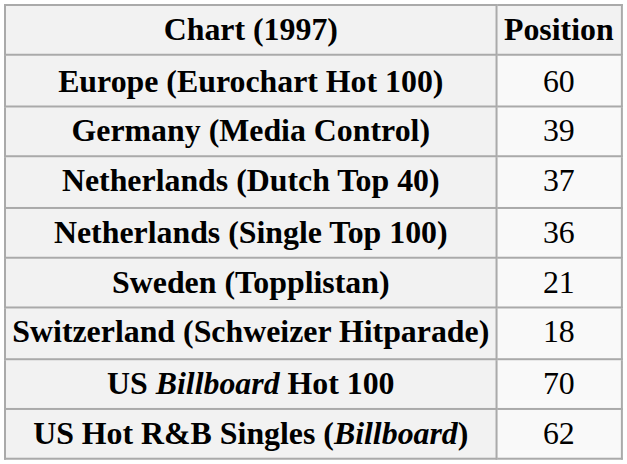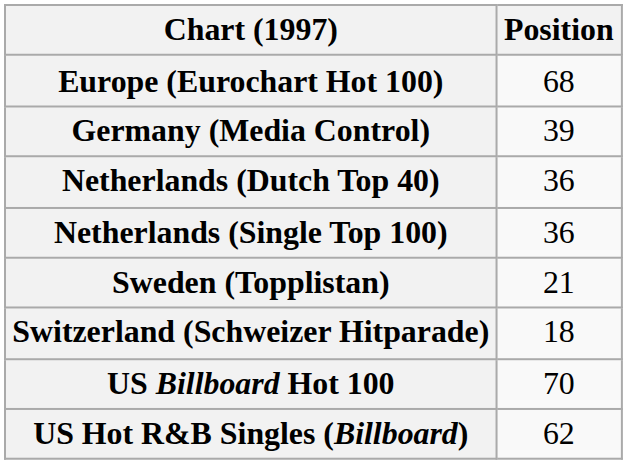(559, 80) 60 -> (559, 80) 68
(559, 181) 37 -> (559, 181) 36
